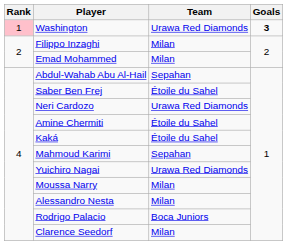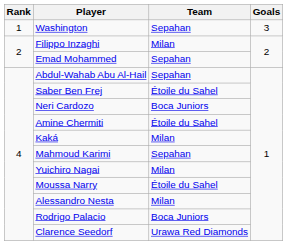(19, 28) pink background -> (19, 28) no background
(200, 28) Urawa Red Diamonds -> (171, 28) Sepahan
(266, 28) bold -> (266, 28) normal
(163, 59) Milan -> (171, 59) Sepahan
(200, 106) Urawa Red Diamonds -> (180, 106) Boca Juniors
(184, 138) Étoile du Sahel -> (163, 138) Milan
(200, 169) Urawa Red Diamonds -> (163, 169) Milan
(163, 185) Milan -> (184, 185) Étoile du Sahel
(163, 232) Milan -> (200, 232) Urawa Red Diamonds
